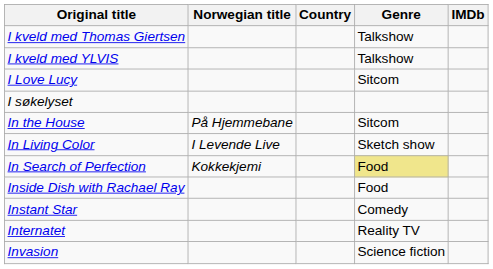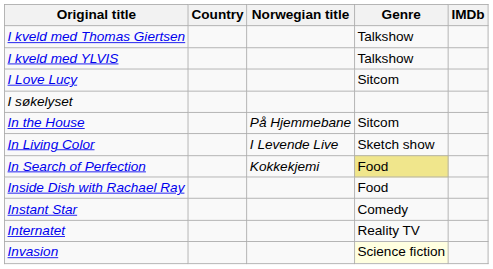columns swapped: (325, 15) <-> (242, 15)
(401, 252) no background -> (401, 252) lightyellow background
